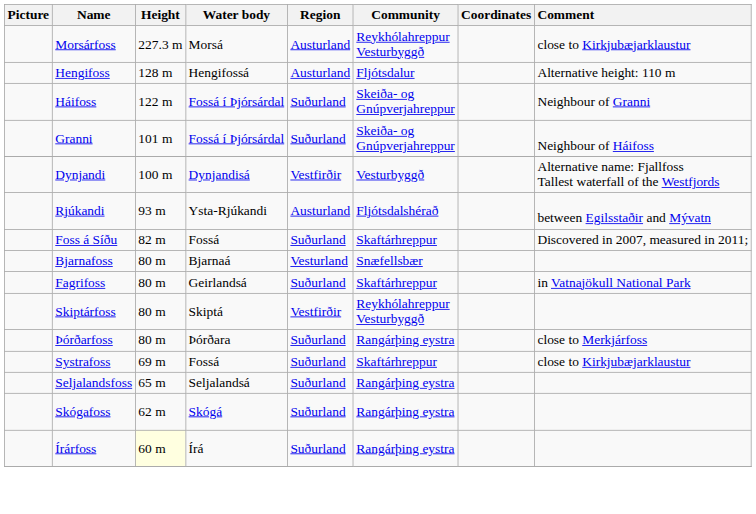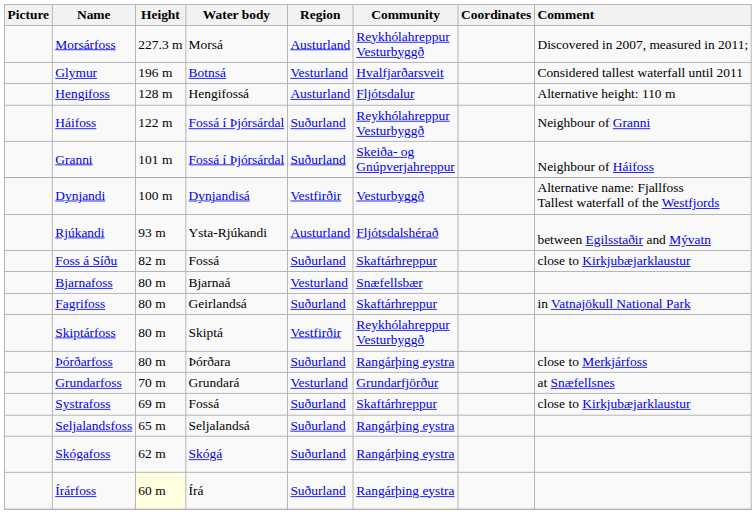(614, 44) close to Kirkjubæjarklaustur -> (643, 44) Discovered in 2007, measured in 2011;
+ row: (76, 72)
(406, 101) Skeiða- og Gnúpverjahreppur -> (403, 123) Reykhólahreppur Vesturbyggð
(643, 239) Discovered in 2007, measured in 2011; -> (614, 261) close to Kirkjubæjarklaustur
+ row: (88, 382)
